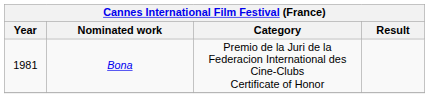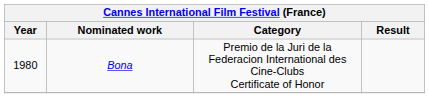(25, 65) 1981 -> (25, 65) 1980
